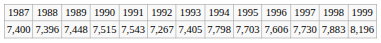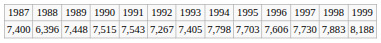(47, 29) 7,396 -> (47, 29) 6,396
(362, 29) 8,196 -> (362, 29) 8,188
